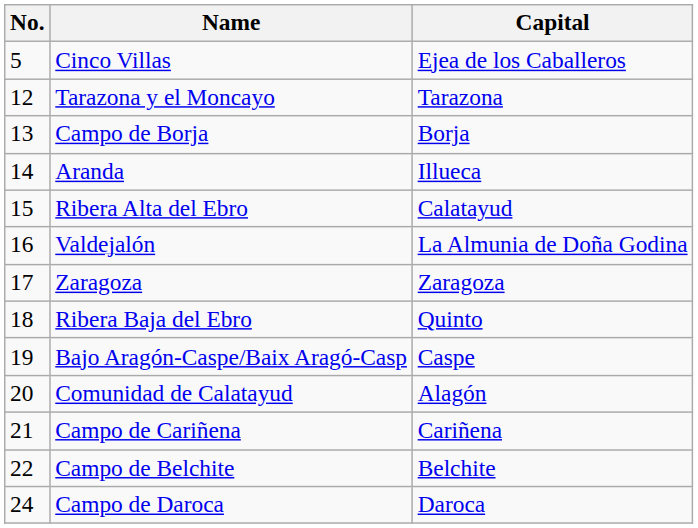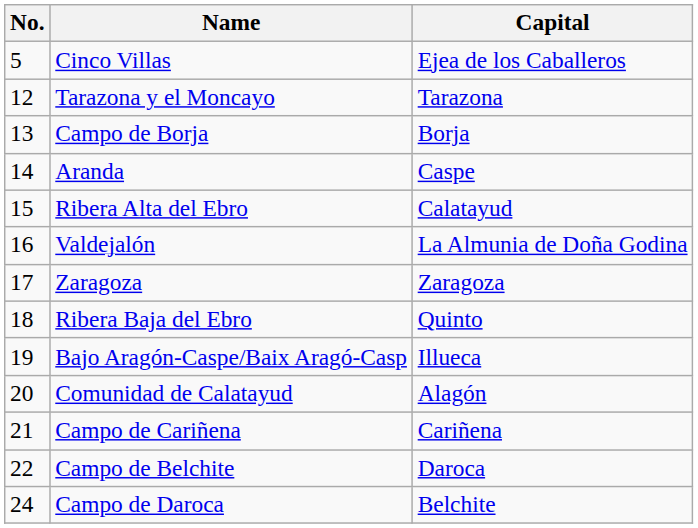(449, 171) Illueca -> (446, 171) Caspe
(446, 356) Caspe -> (449, 356) Illueca
(457, 467) Belchite -> (451, 467) Daroca
(451, 504) Daroca -> (457, 504) Belchite
